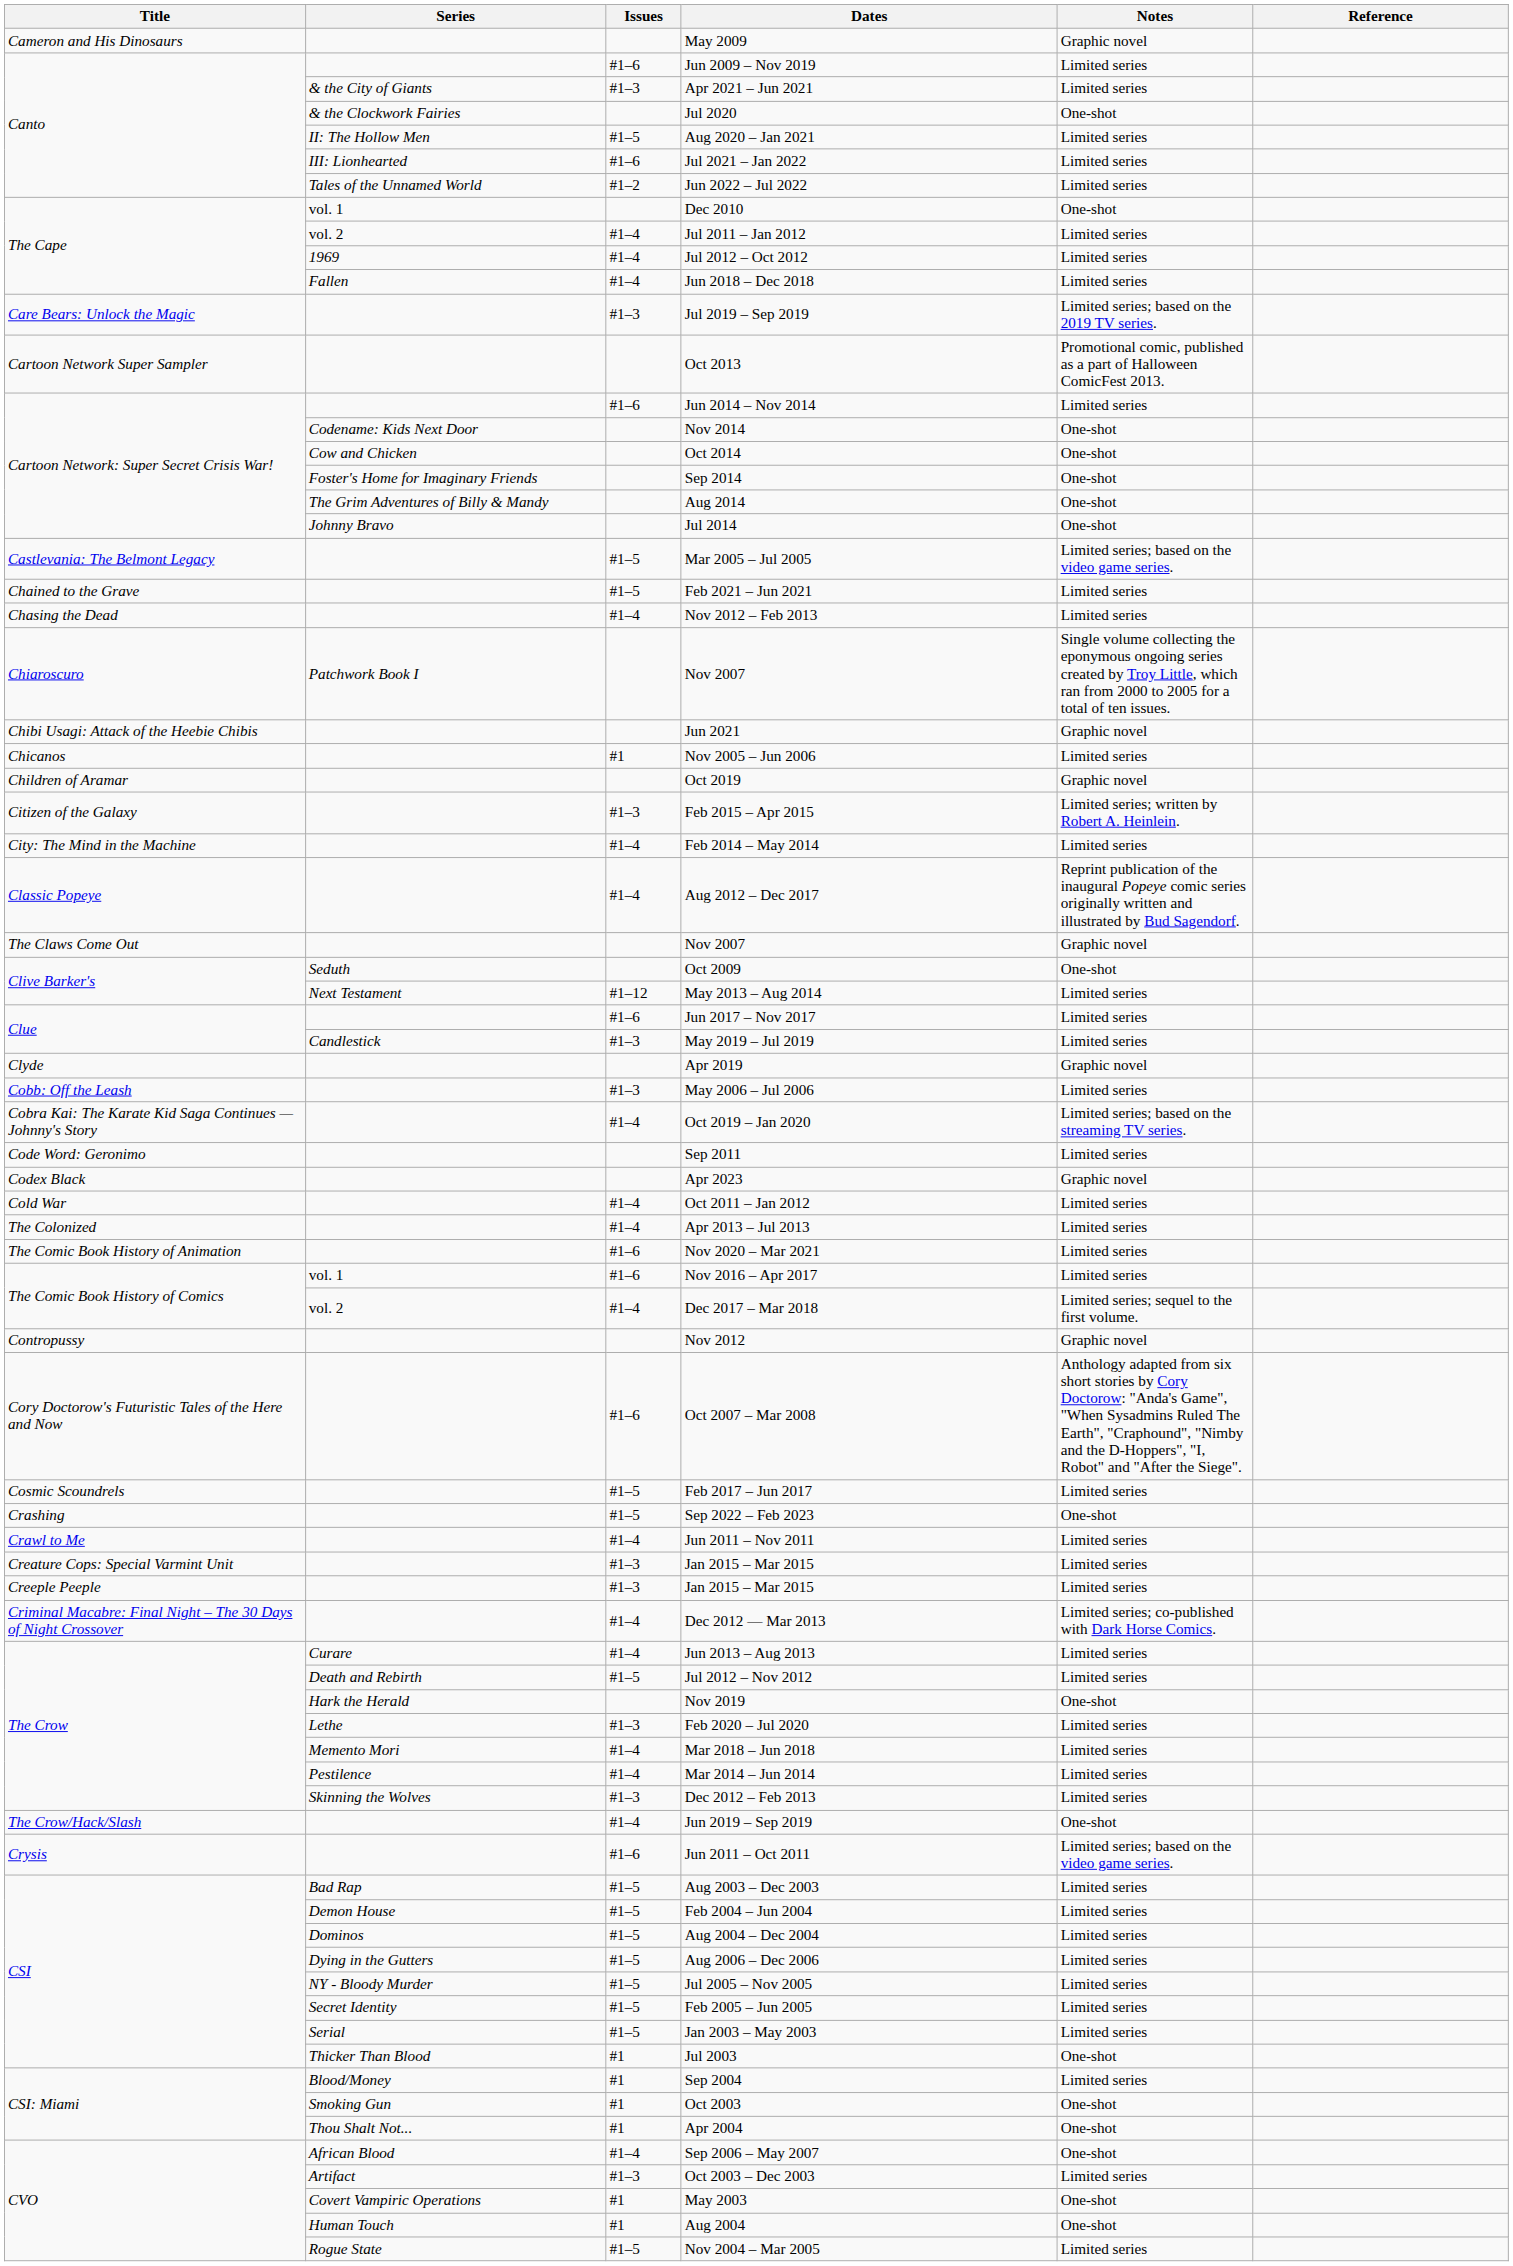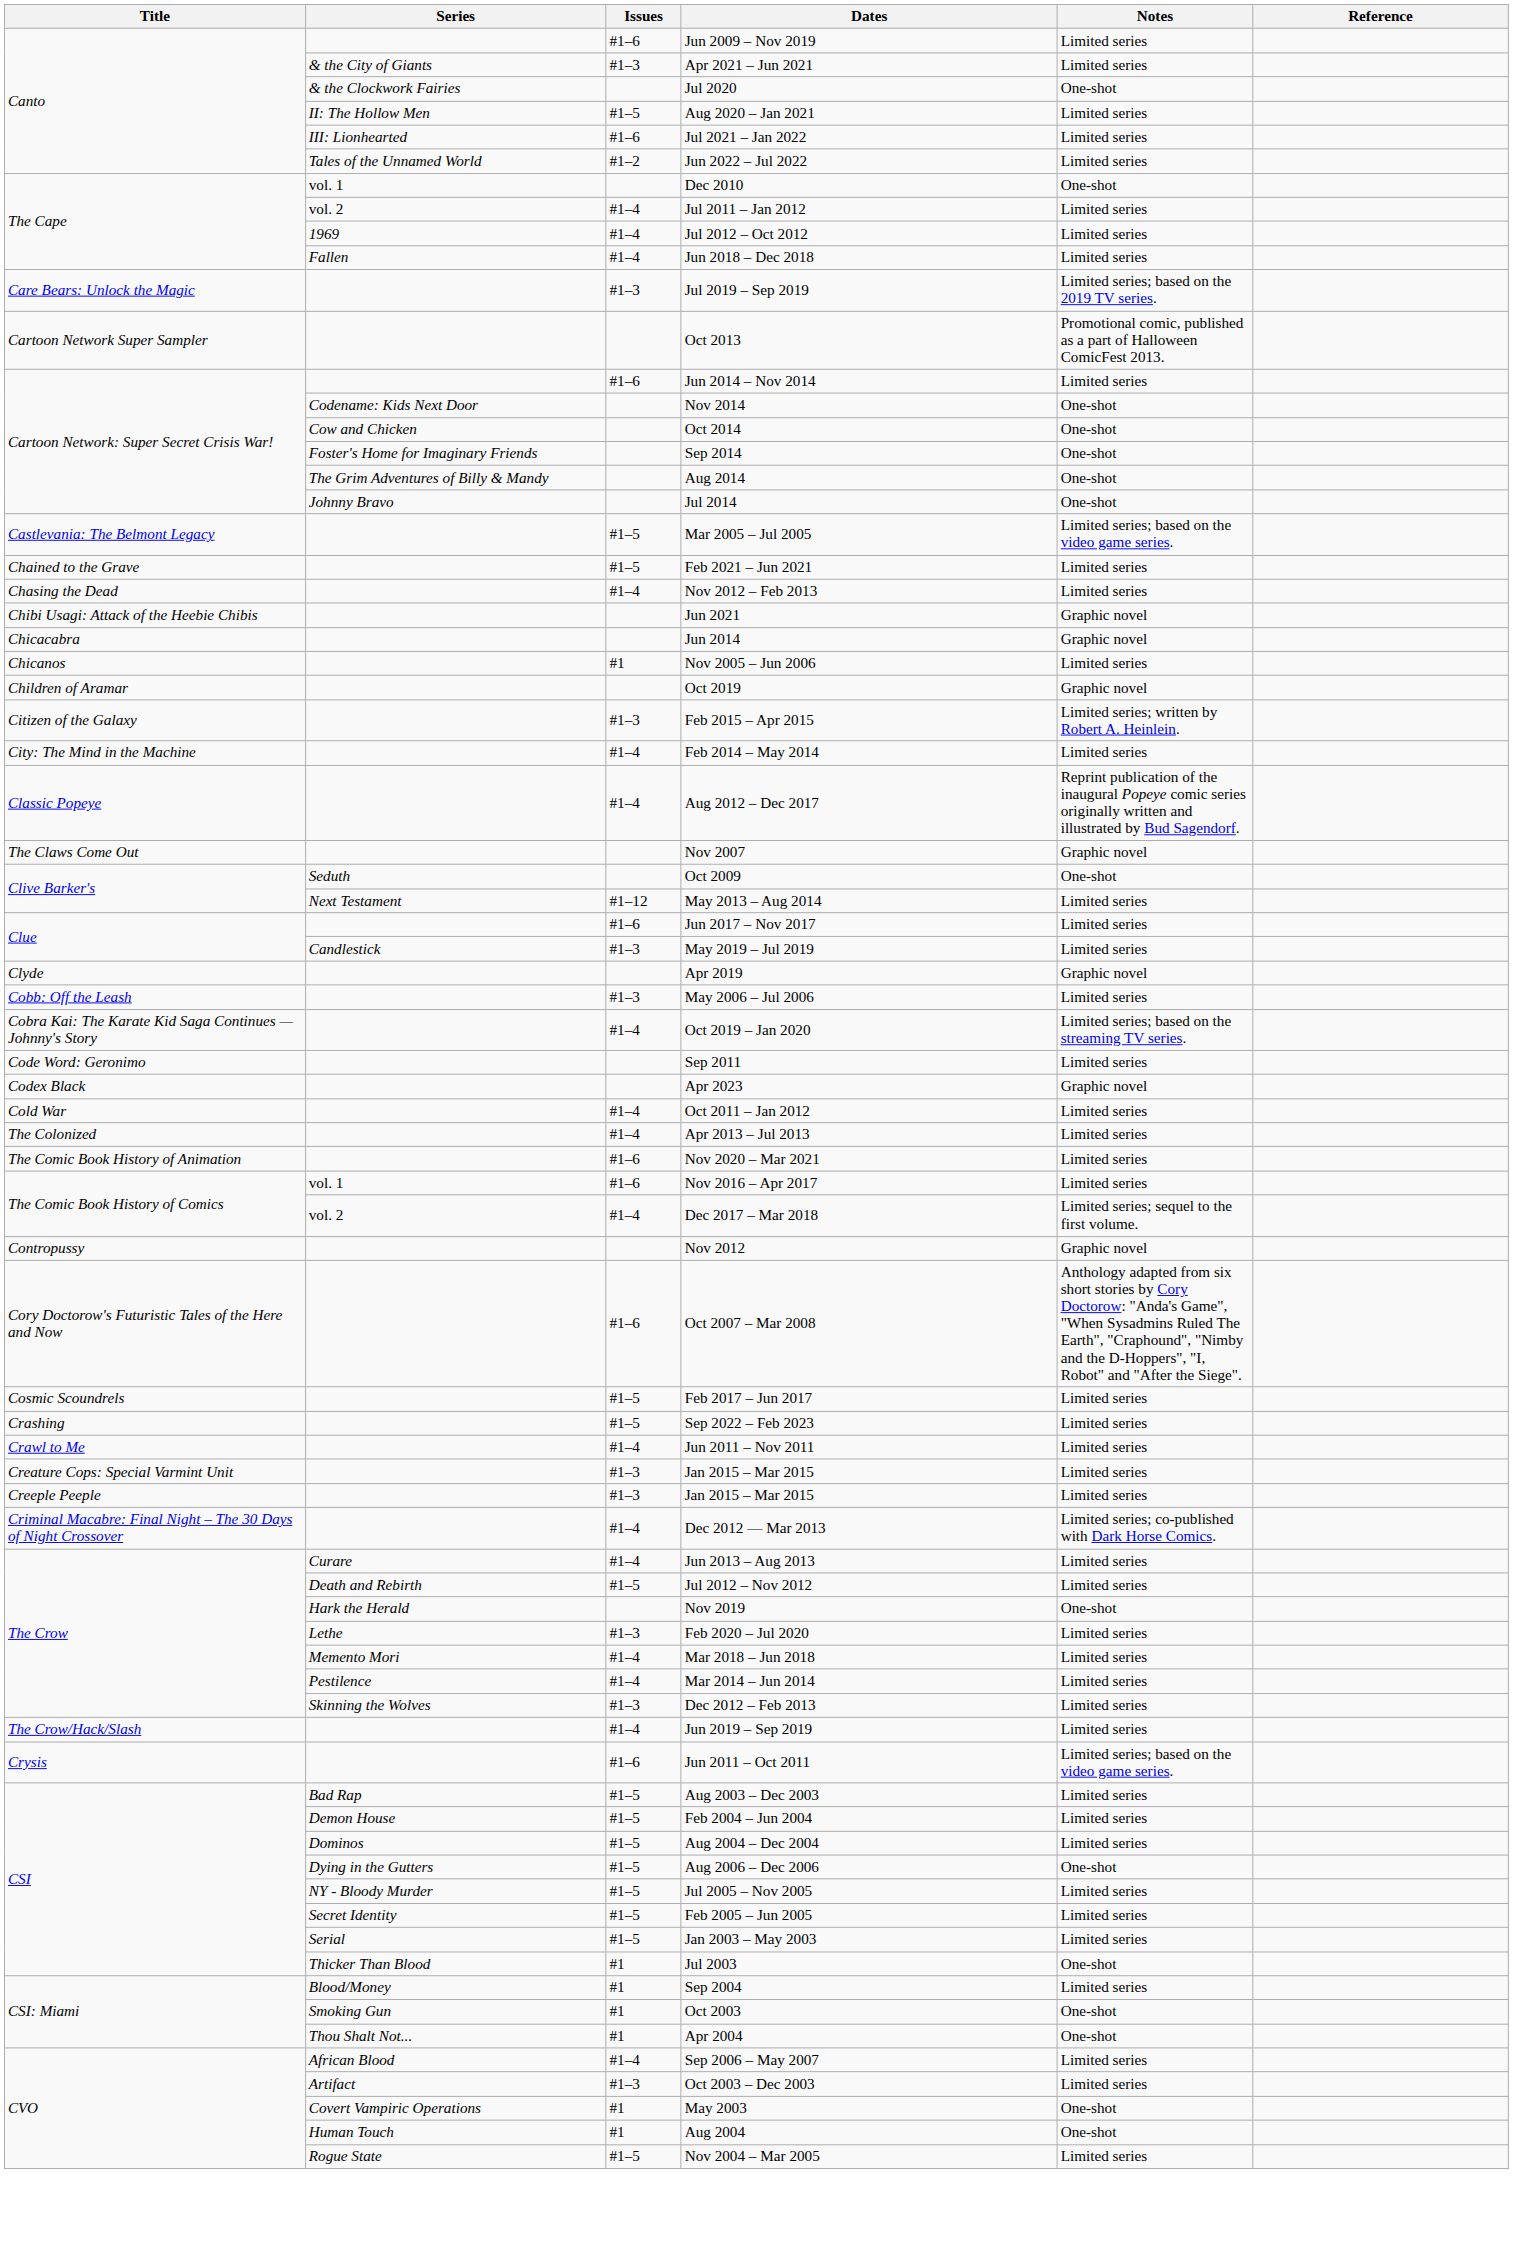- row: (95, 40)
- row: (46, 673)
+ row: (44, 639)
(1089, 1515) One-shot -> (1104, 1423) Limited series
(1089, 1822) One-shot -> (1104, 1729) Limited series
(1104, 1959) Limited series -> (1089, 1867) One-shot
(1089, 2152) One-shot -> (1104, 2060) Limited series
